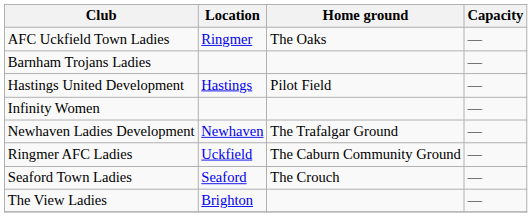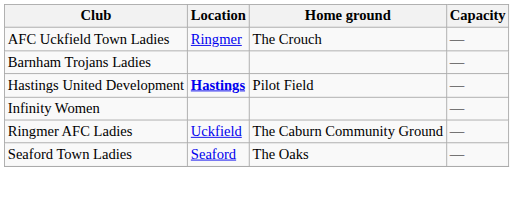(298, 39) The Oaks -> (287, 39) The Crouch
(227, 85) normal -> (218, 85) bold
- row: (101, 131)
(305, 177) The Crouch -> (281, 154) The Oaks
- row: (57, 200)
